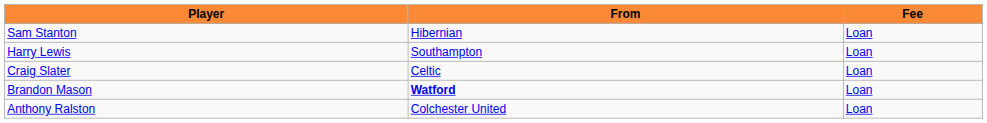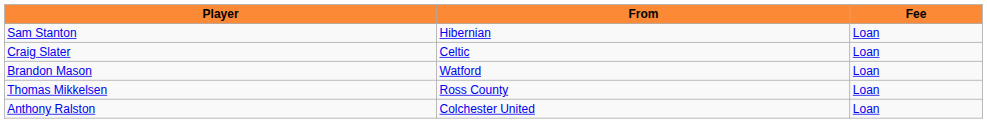- row: (39, 52)
(433, 90) bold -> (460, 71) normal
+ row: (57, 90)
